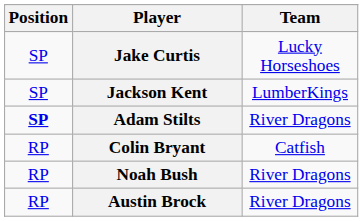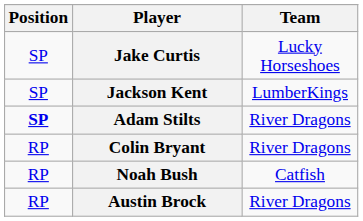(300, 147) Catfish -> (300, 147) River Dragons
(300, 174) River Dragons -> (300, 174) Catfish
